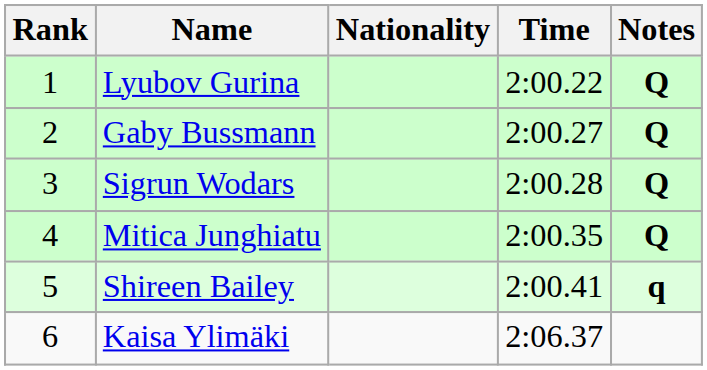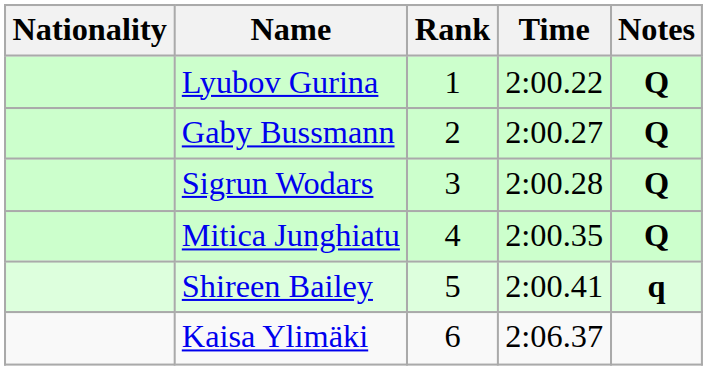columns swapped: (50, 30) <-> (413, 30)
